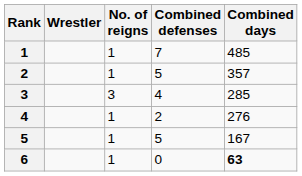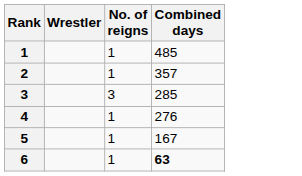- column: (188, 22)
